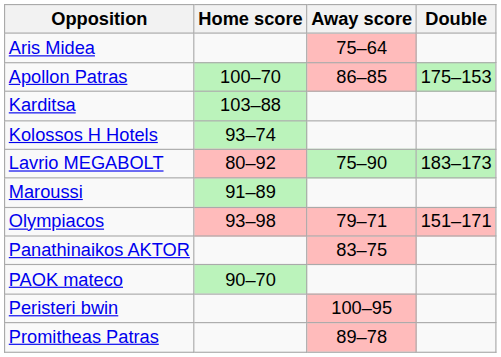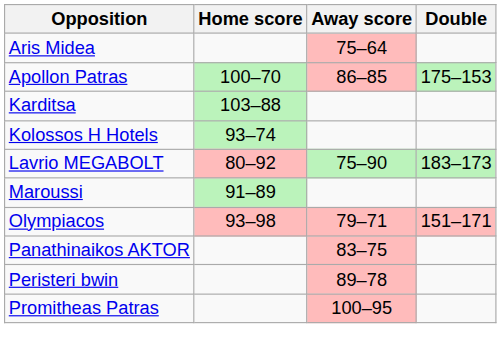- row: (66, 279)
(362, 308) 100–95 -> (362, 279) 89–78
(362, 337) 89–78 -> (362, 308) 100–95
